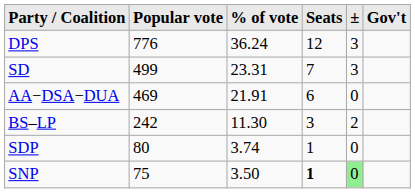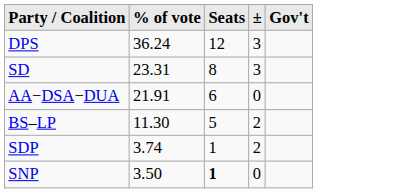- column: (178, 17)
(310, 69) 7 -> (213, 69) 8
(310, 122) 3 -> (213, 122) 5
(354, 148) 0 -> (257, 148) 2
(354, 174) lightgreen background -> (257, 174) no background
